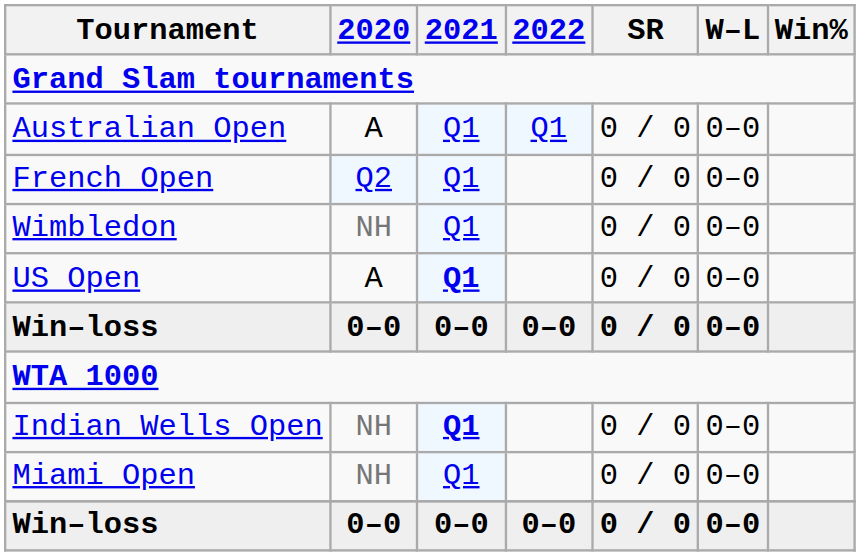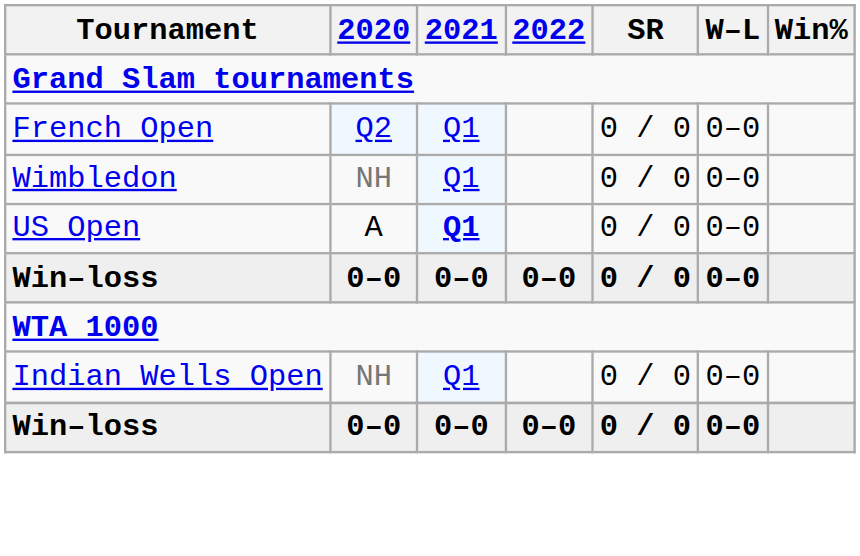- row: (149, 129)
(461, 427) bold -> (461, 377) normal
- row: (104, 476)
